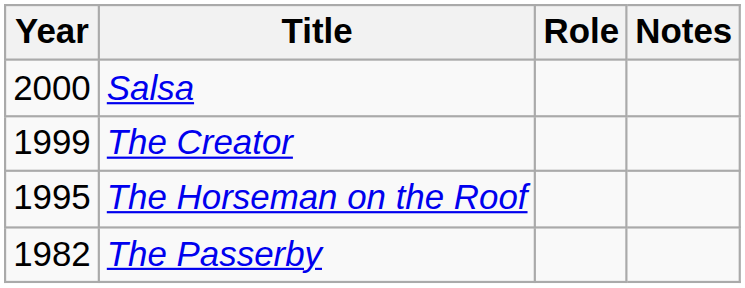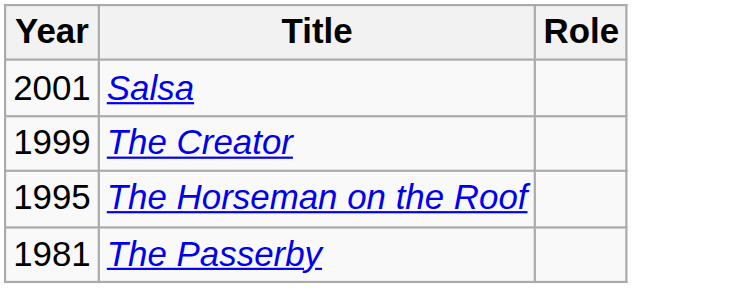- column: (684, 32)
(52, 87) 2000 -> (52, 87) 2001
(52, 253) 1982 -> (52, 253) 1981
